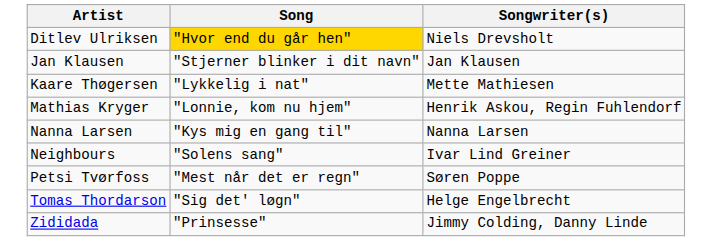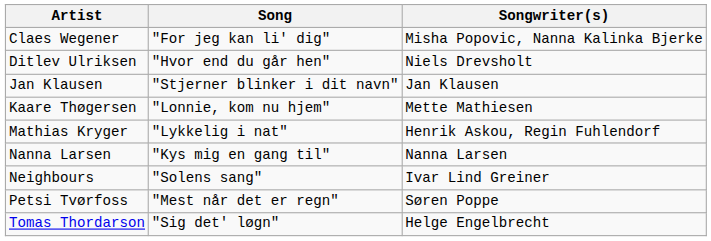+ row: (64, 39)
(262, 39) gold background -> (241, 62) no background
(241, 85) "Lykkelig i nat" -> (241, 108) "Lonnie, kom nu hjem"
(262, 108) "Lonnie, kom nu hjem" -> (220, 132) "Lykkelig i nat"
- row: (64, 224)
